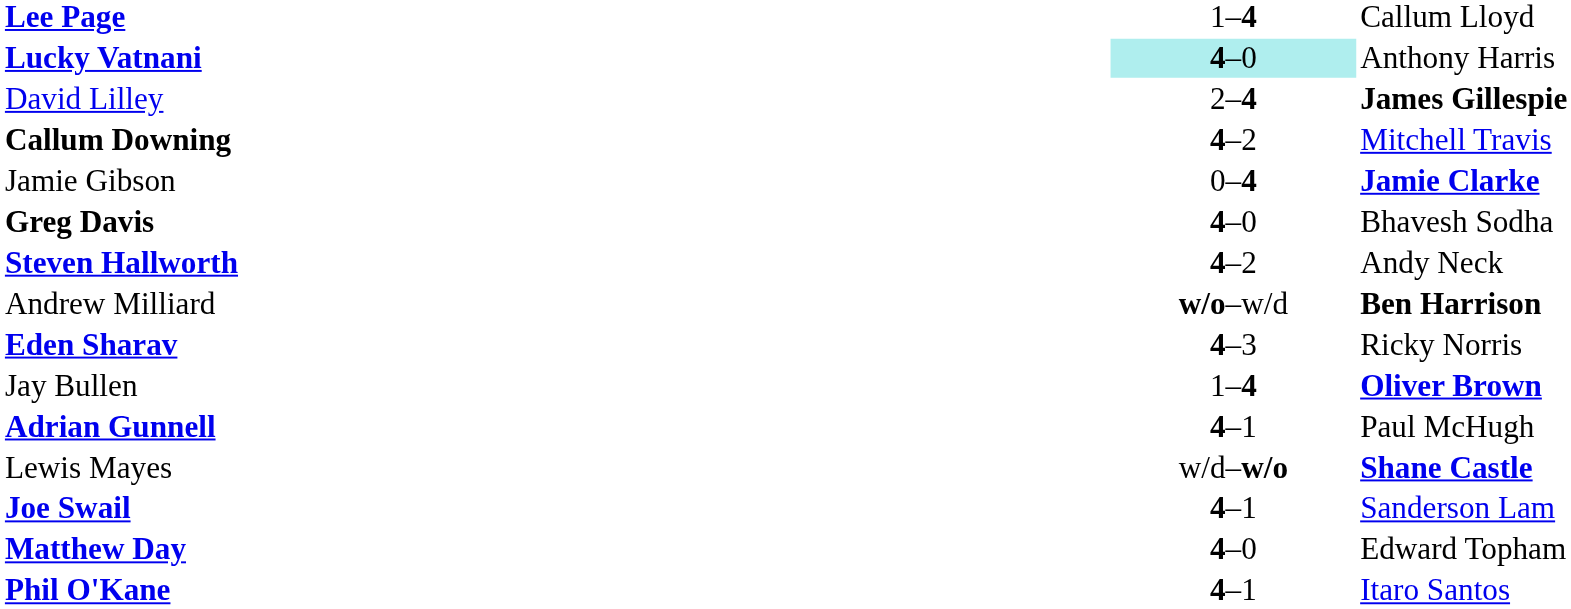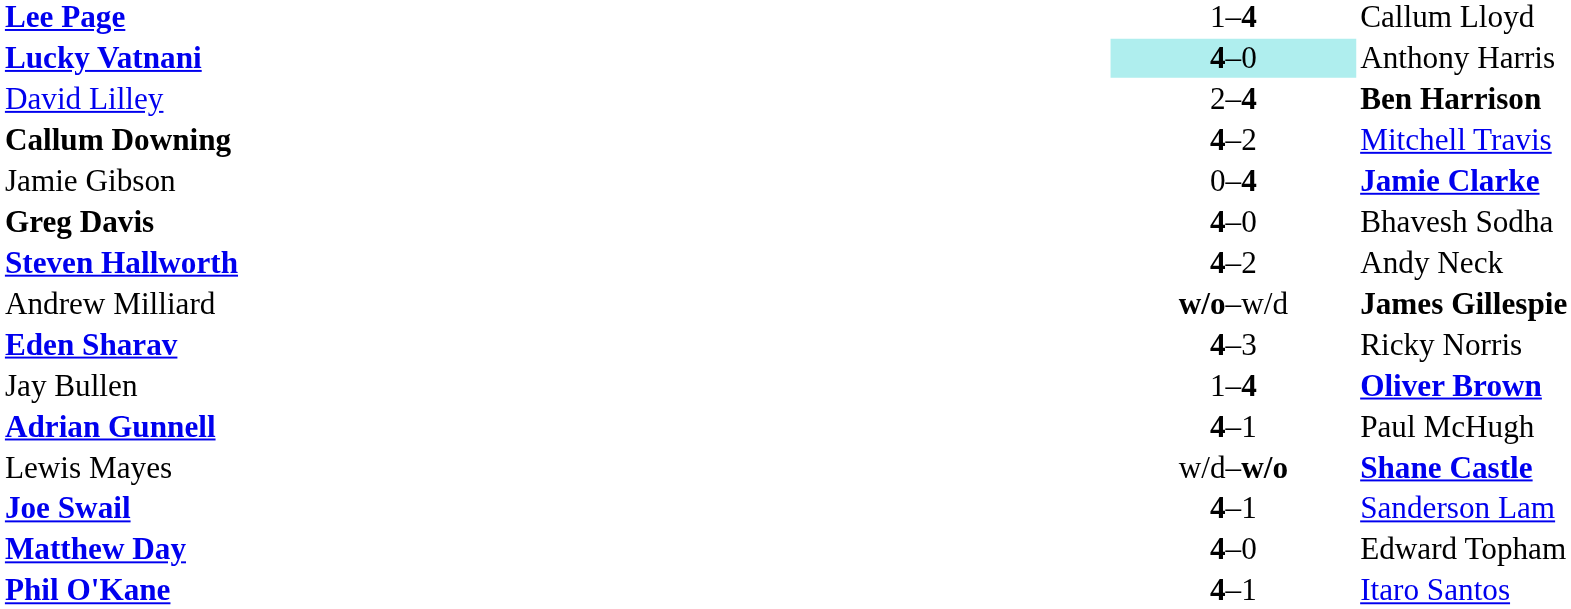(1464, 98) James Gillespie -> (1451, 98) Ben Harrison
(1451, 303) Ben Harrison -> (1464, 303) James Gillespie
